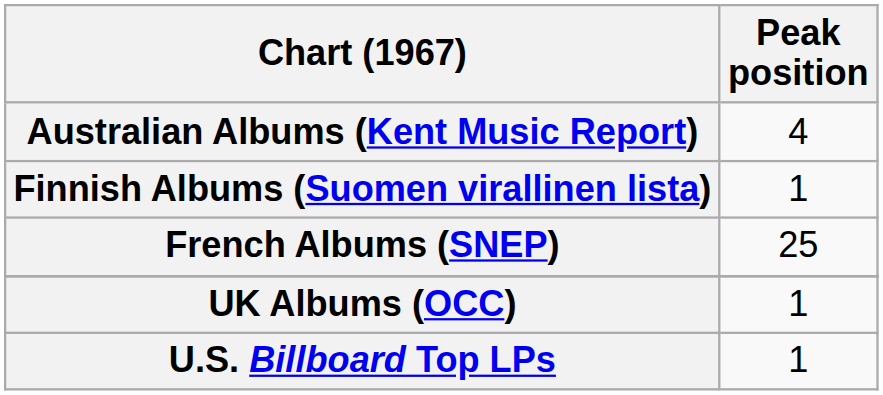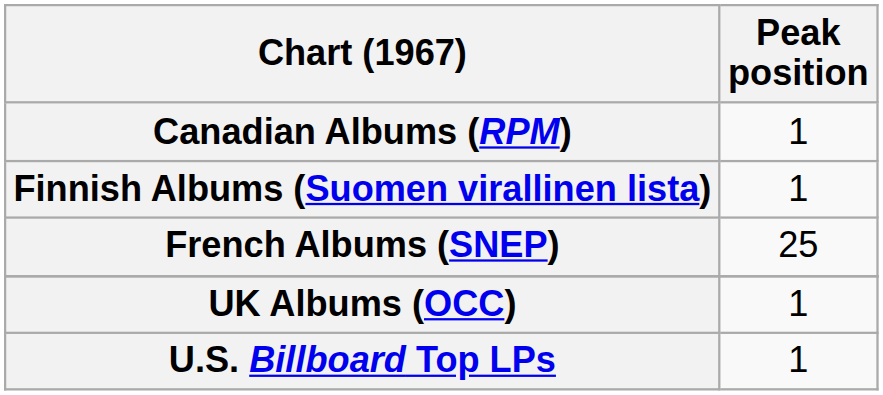- row: (362, 131)
+ row: (362, 131)
